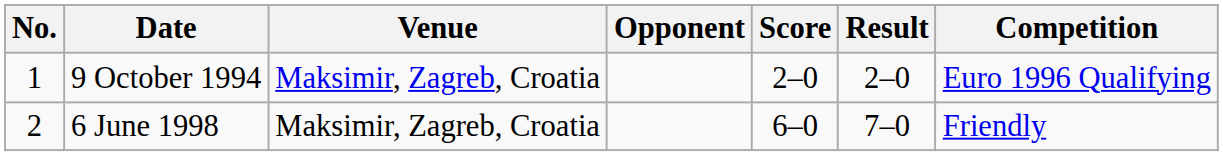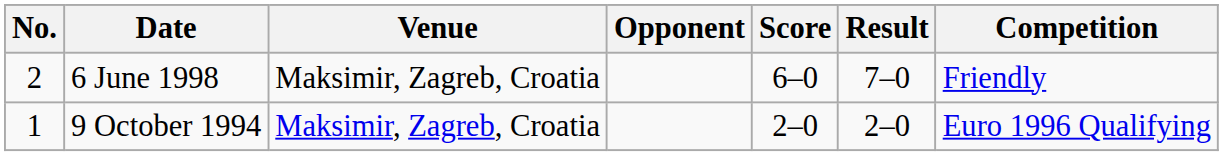rows swapped: (166, 77) <-> (145, 125)
